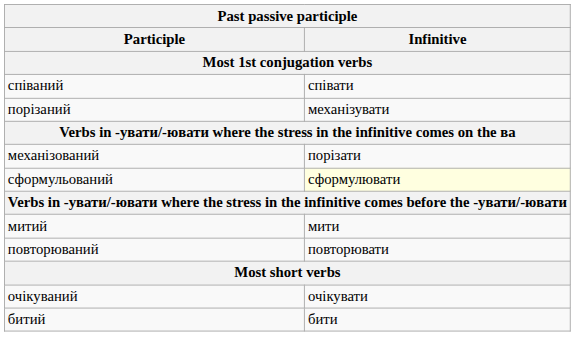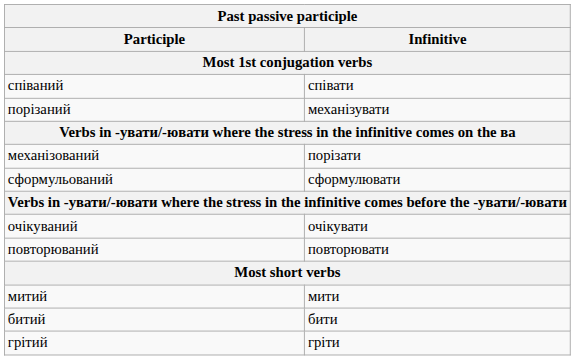(354, 179) lightyellow background -> (354, 179) no background
rows swapped: (43, 296) <-> (28, 226)
+ row: (28, 343)
